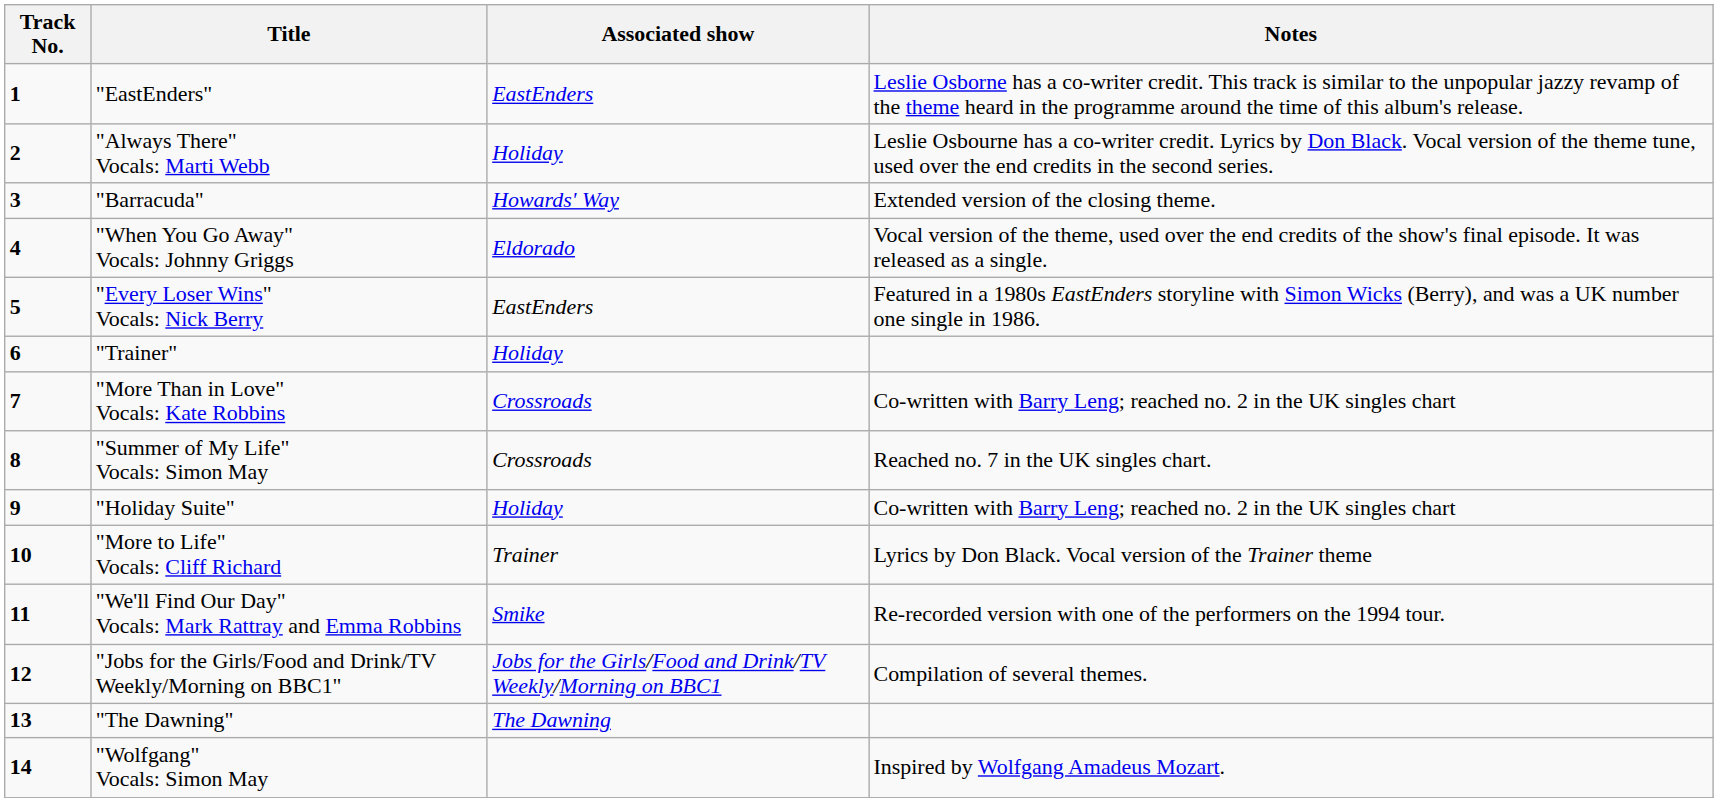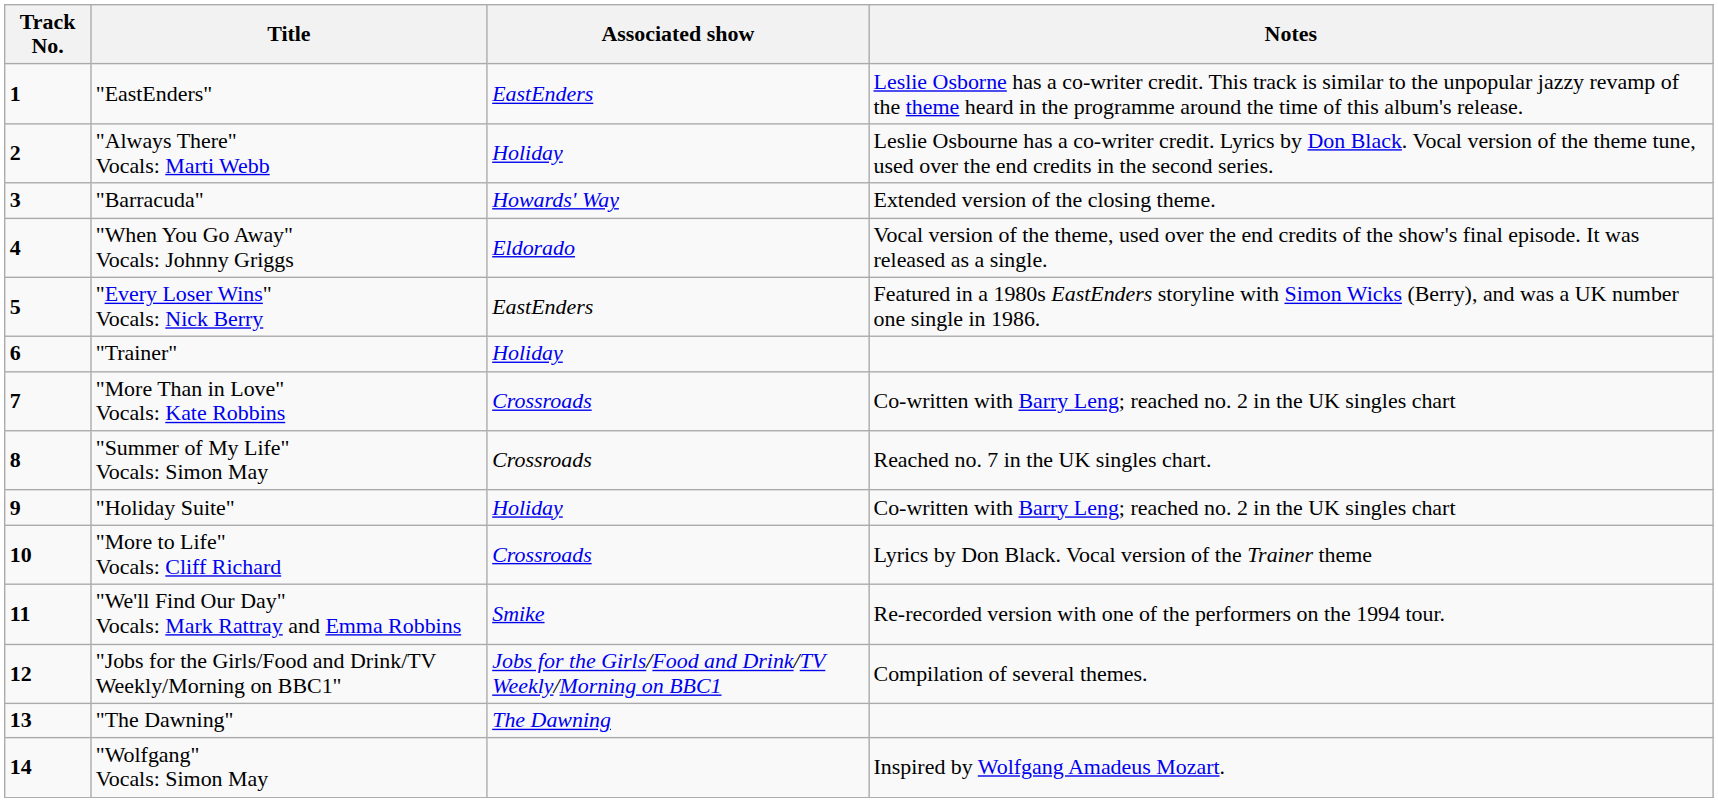(525, 554) Trainer -> (542, 554) Crossroads
